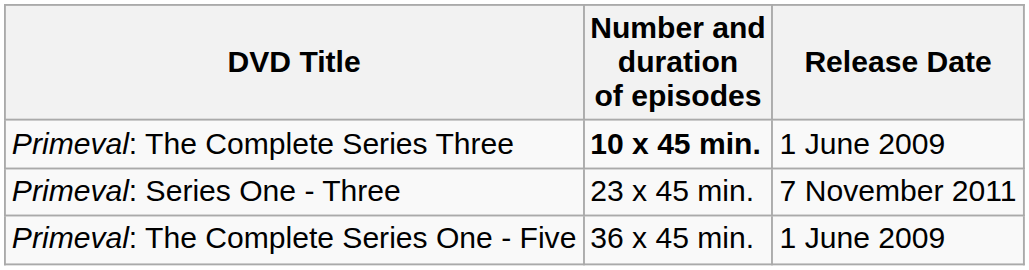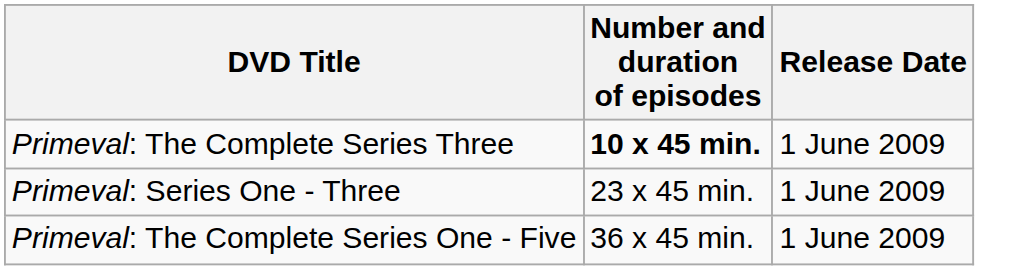(898, 191) 7 November 2011 -> (862, 191) 1 June 2009
